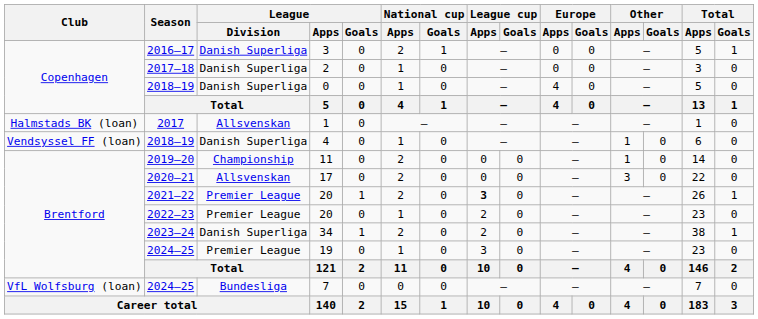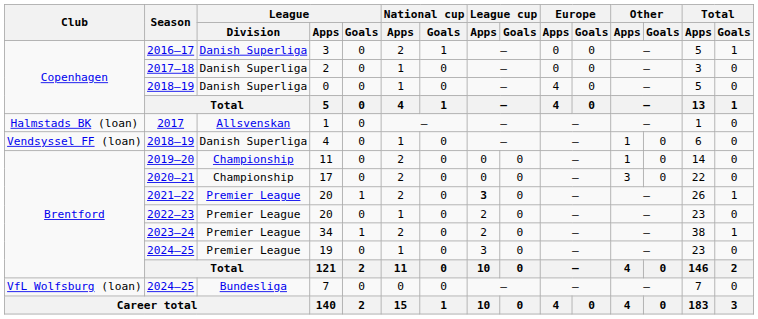(253, 178) Allsvenskan -> (253, 178) Championship
(253, 232) Danish Superliga -> (253, 232) Premier League
